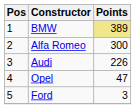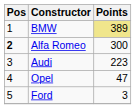(10, 45) normal -> (10, 45) bold
(119, 62) 226 -> (119, 62) 223
